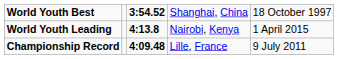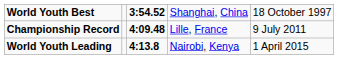rows swapped: (63, 46) <-> (59, 29)
